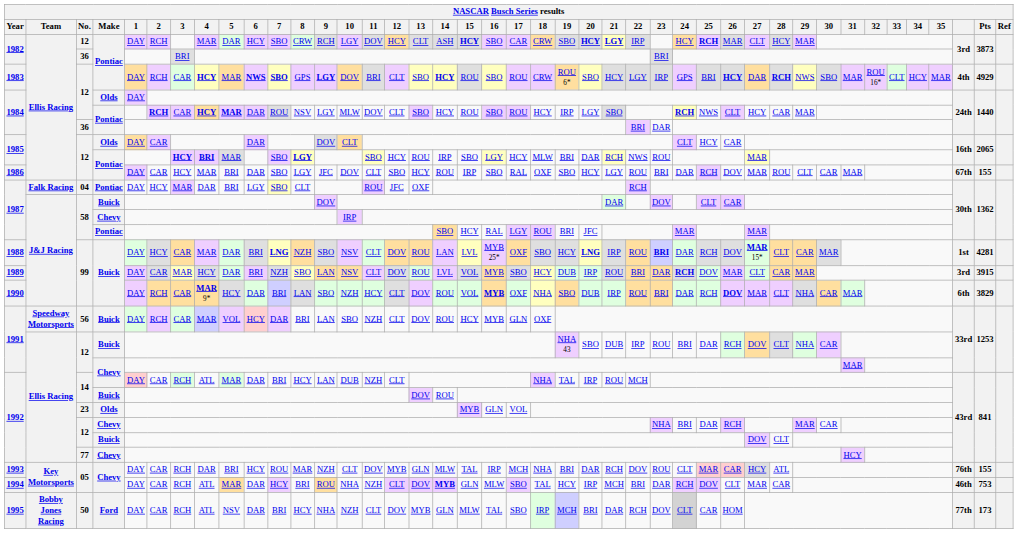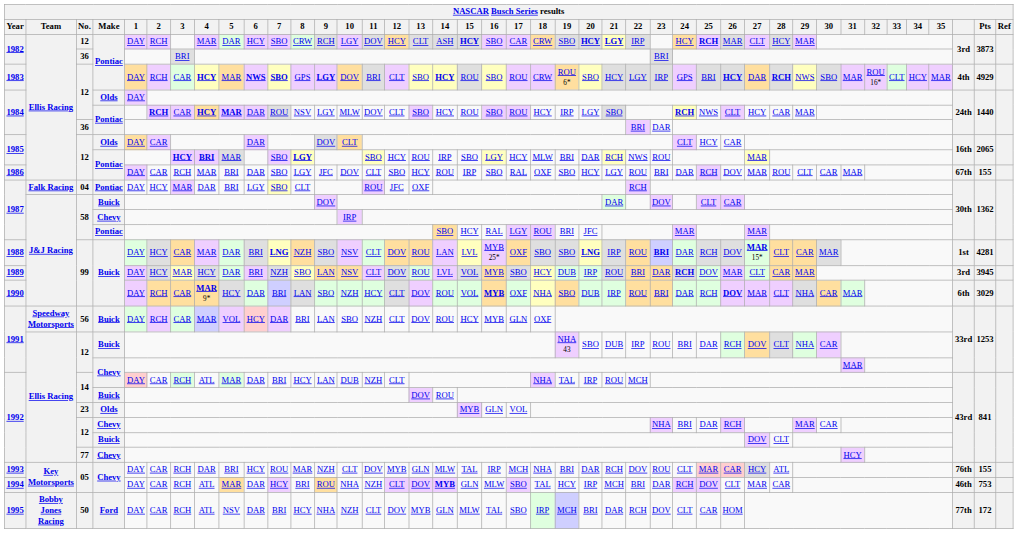(182, 172) HCY -> (182, 172) RCH
(567, 252) HCY -> (567, 252) SBO
(159, 272) CAR -> (159, 272) HCY
(985, 272) 3915 -> (985, 272) 3945
(985, 293) 3829 -> (985, 293) 3029
(685, 510) lightgrey background -> (685, 510) no background
(985, 510) 173 -> (985, 510) 172
